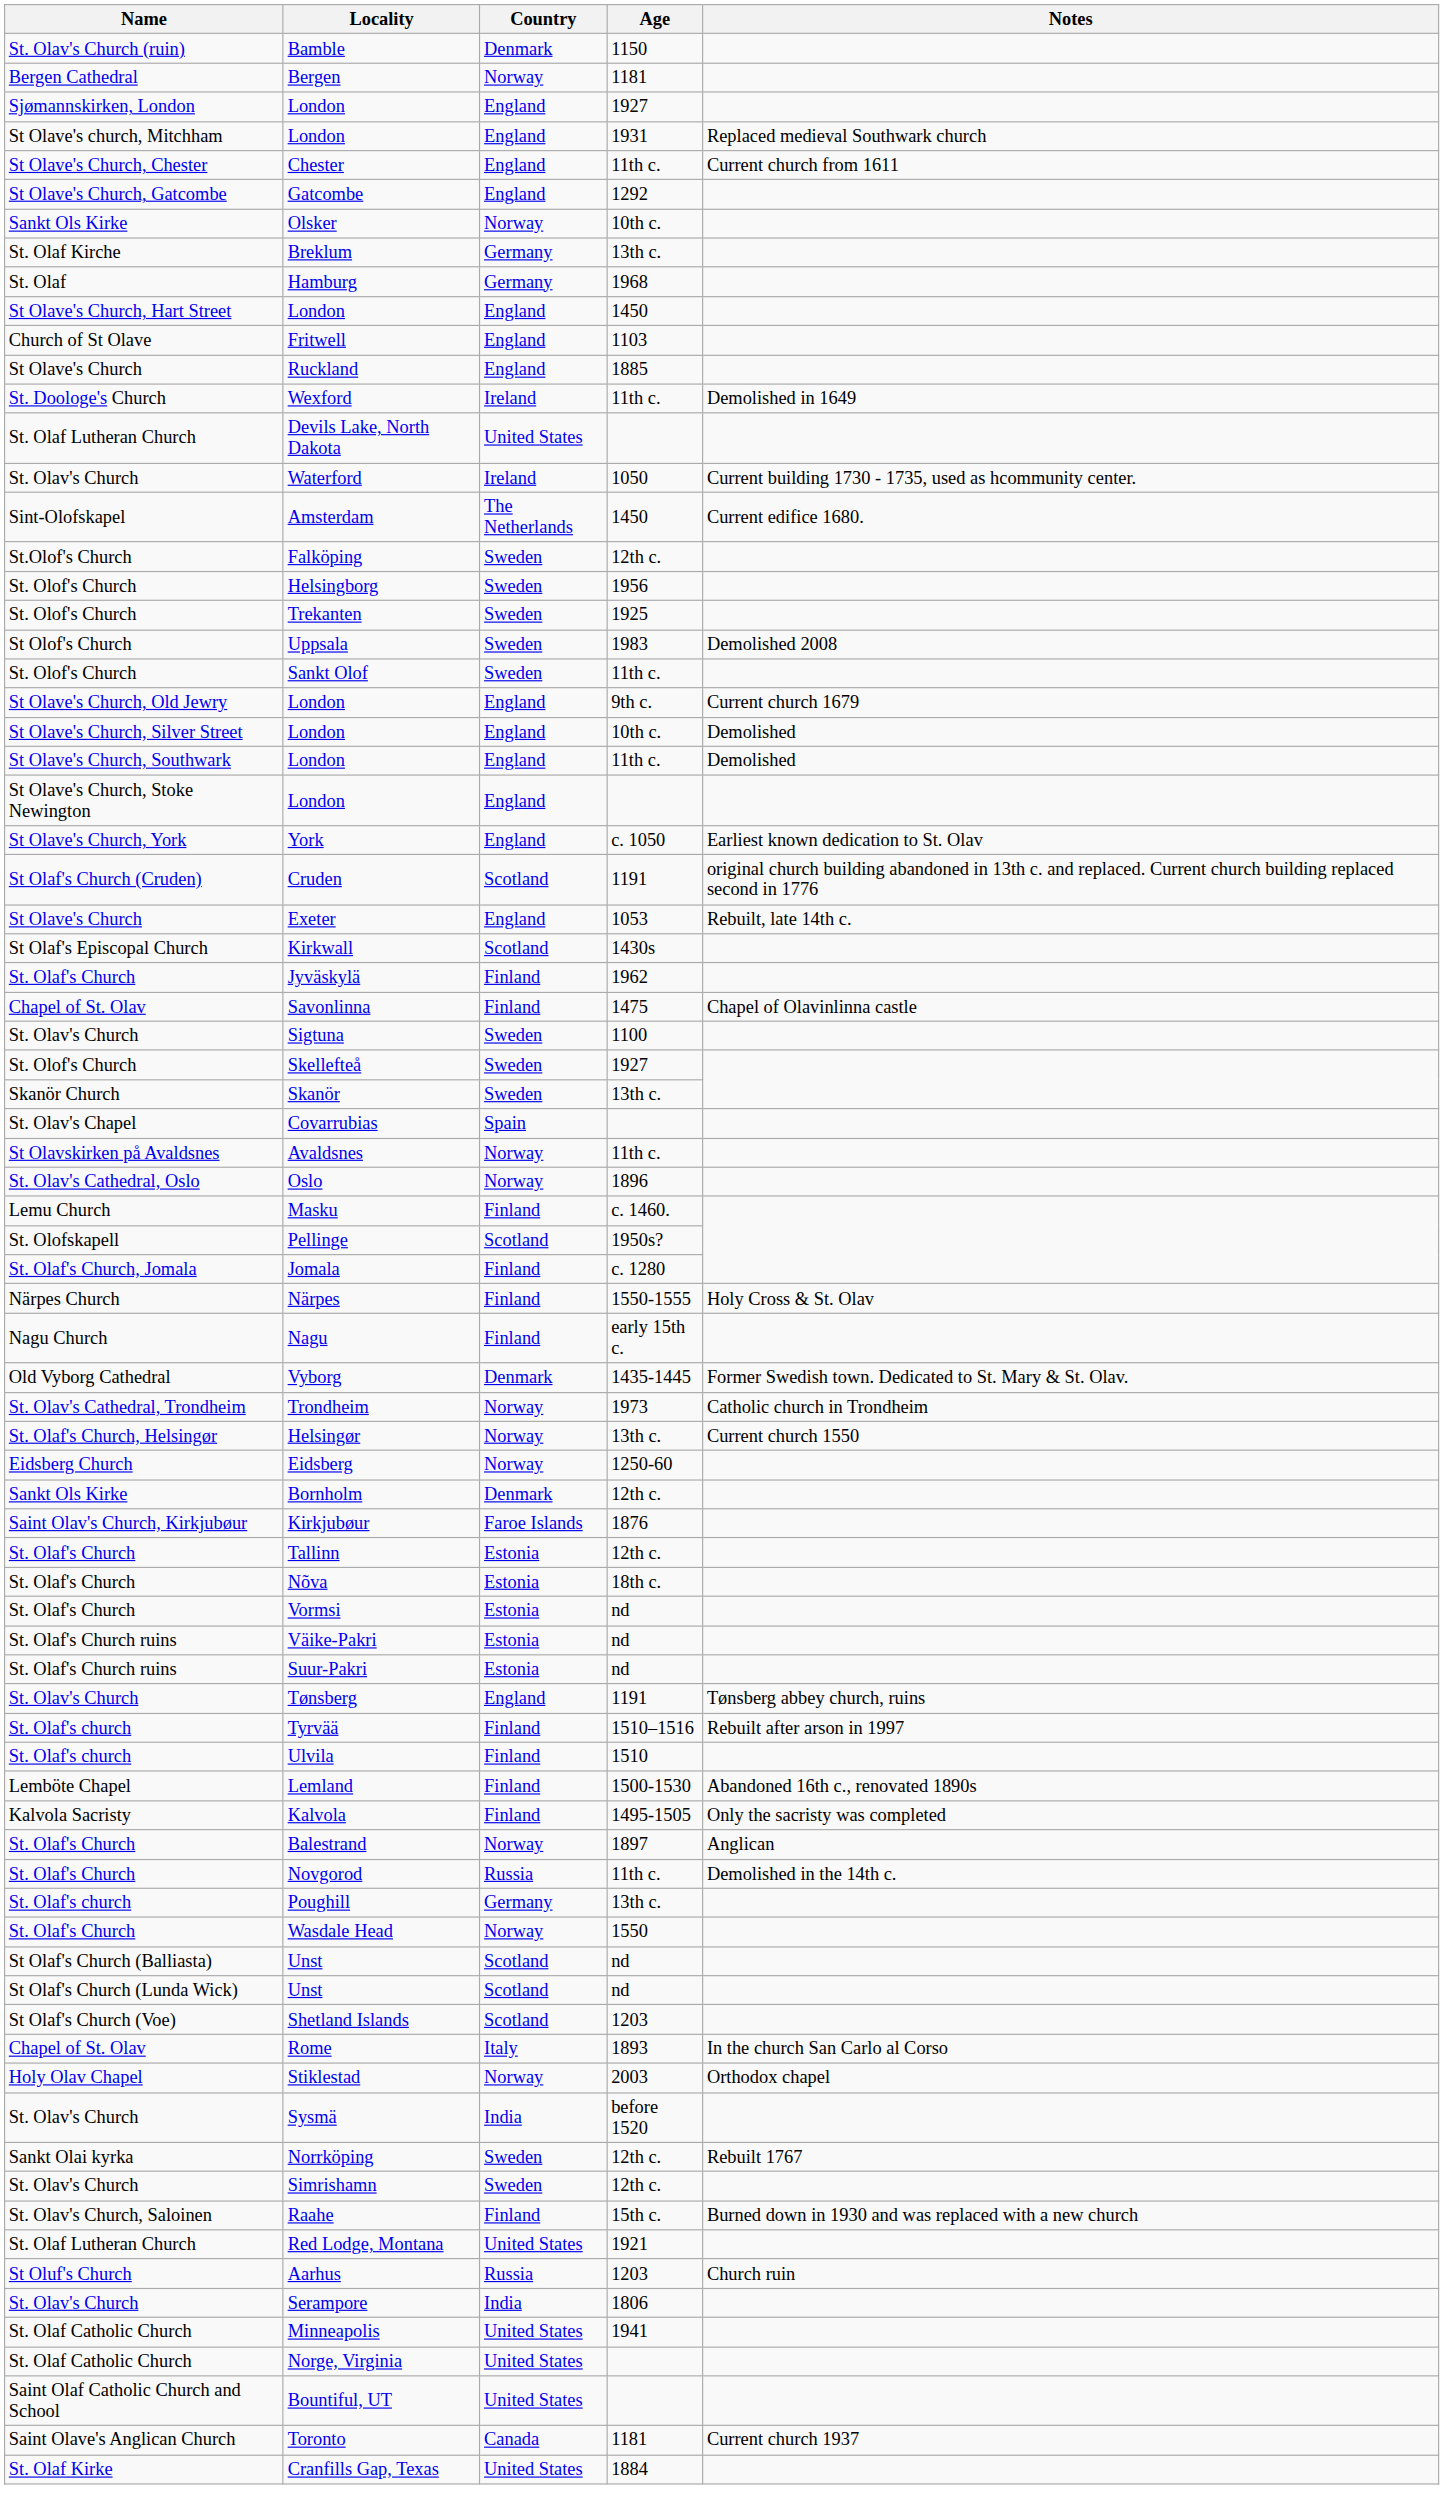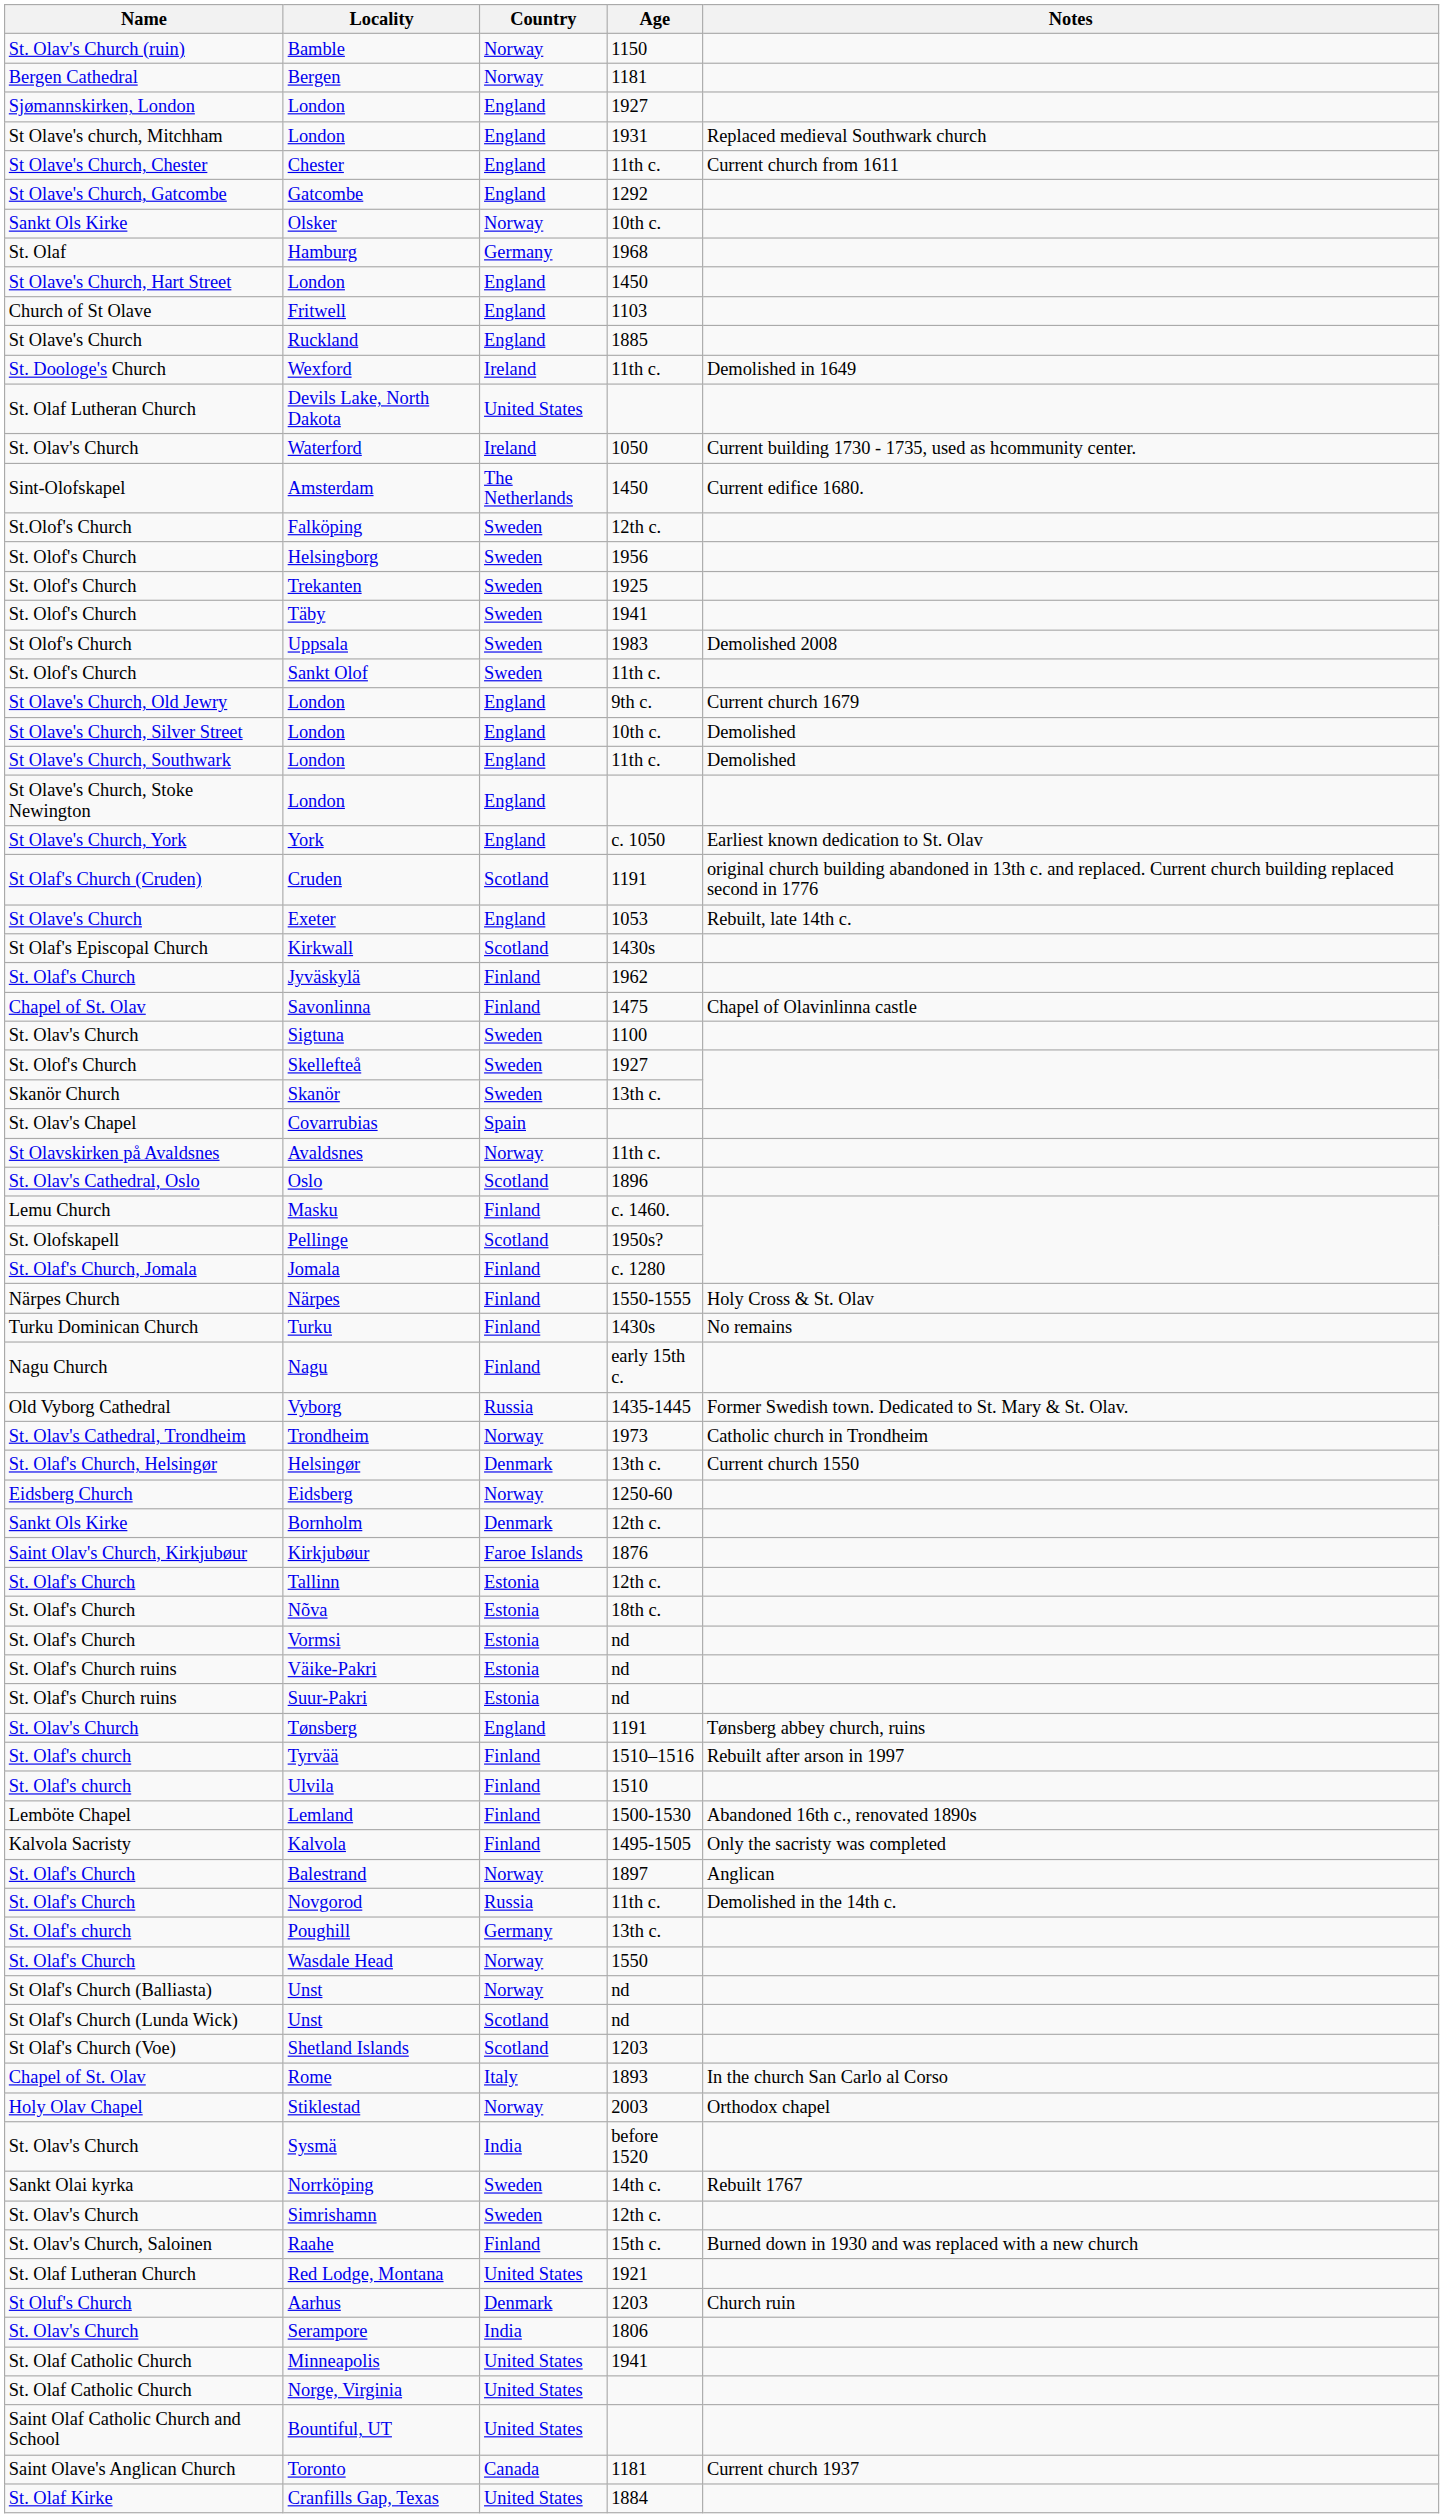(518, 48) Denmark -> (514, 48) Norway
- row: (65, 252)
+ row: (73, 614)
(514, 1181) Norway -> (516, 1181) Scotland
+ row: (104, 1327)
(518, 1377) Denmark -> (509, 1406) Russia
(514, 1435) Norway -> (518, 1464) Denmark
(516, 1961) Scotland -> (514, 1990) Norway
(636, 2156) 12th c. -> (636, 2185) 14th c.
(509, 2273) Russia -> (518, 2302) Denmark
